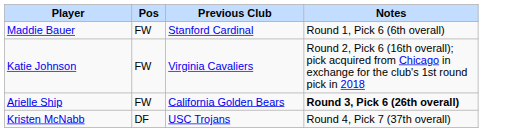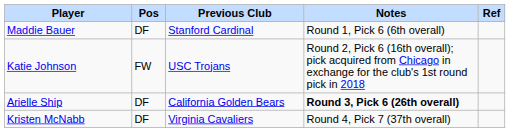+ column: (492, 13)
(143, 31) FW -> (142, 31) DF
(211, 66) Virginia Cavaliers -> (199, 66) USC Trojans
(143, 102) FW -> (142, 102) DF
(199, 119) USC Trojans -> (211, 119) Virginia Cavaliers
